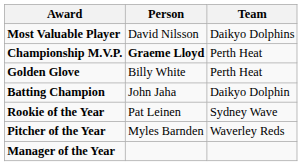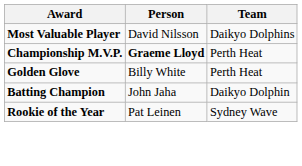- row: (56, 131)
- row: (61, 151)
